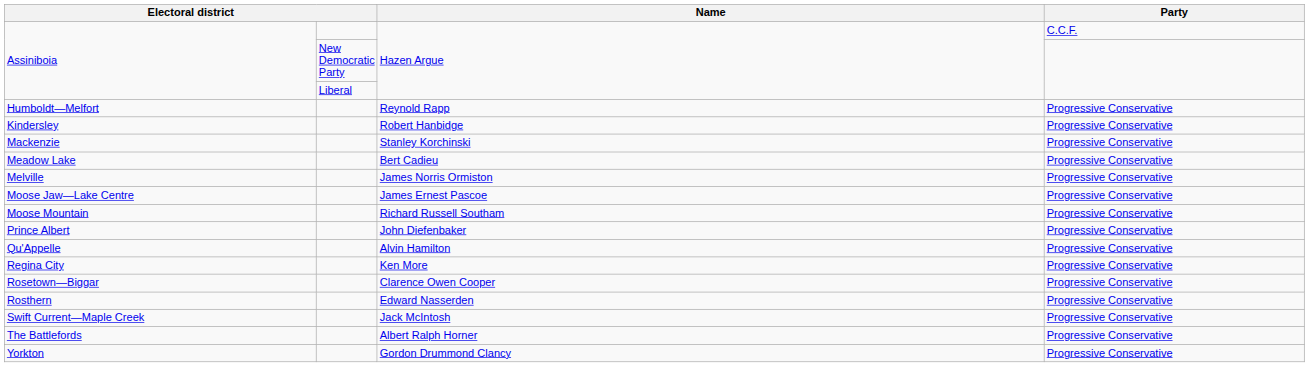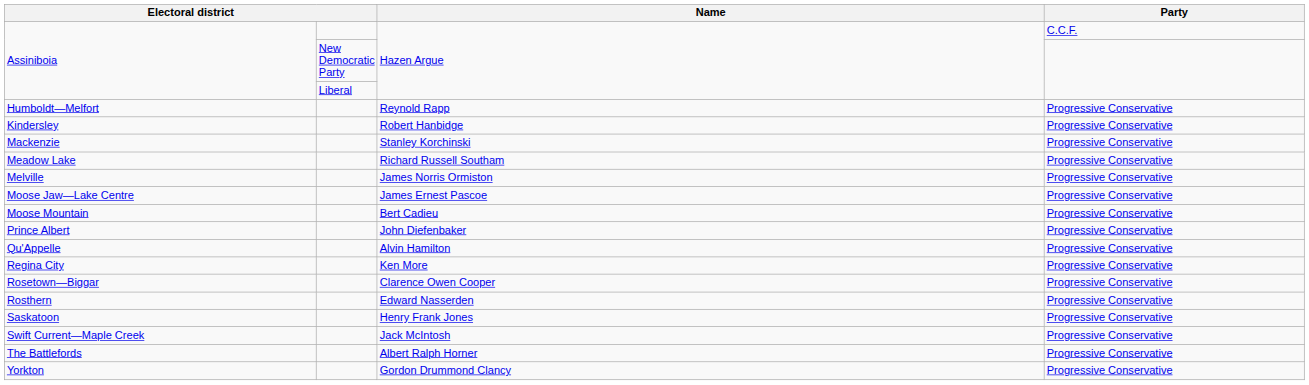(409, 160) Bert Cadieu -> (442, 160) Richard Russell Southam
(442, 213) Richard Russell Southam -> (409, 213) Bert Cadieu
+ row: (33, 318)
